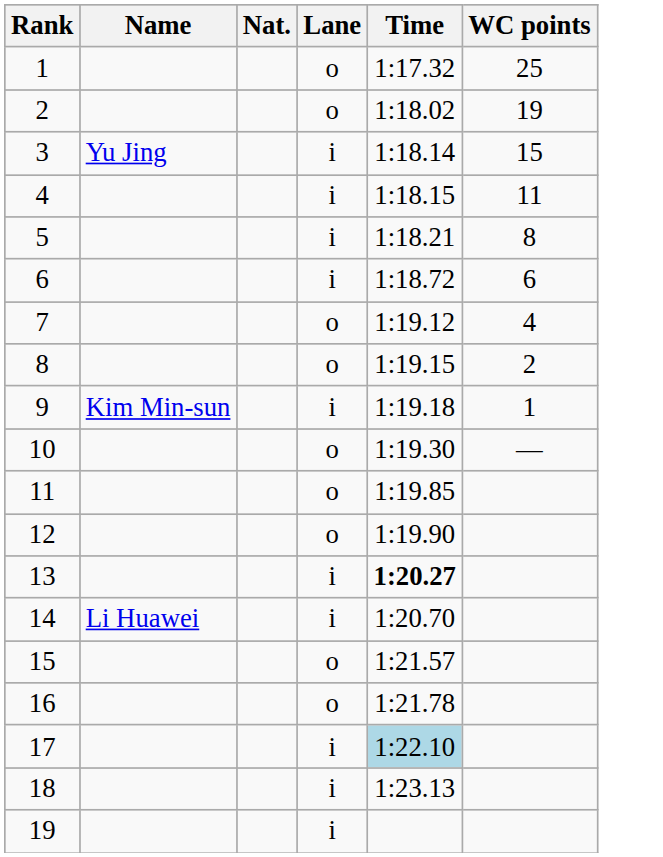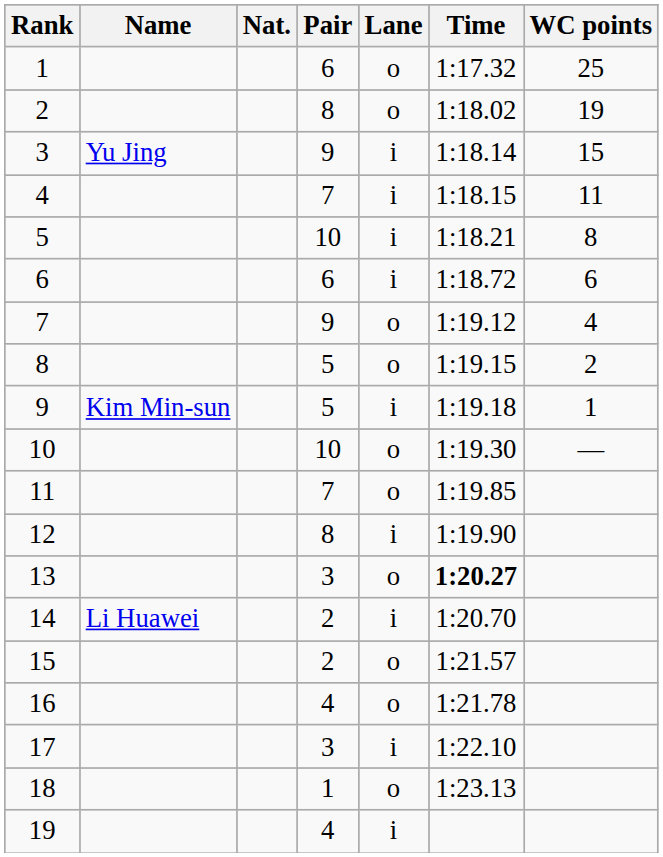+ column: (328, 25)
(332, 534) o -> (394, 534) i
(332, 576) i -> (394, 576) o
(415, 746) lightblue background -> (476, 746) no background
(332, 788) i -> (394, 788) o
